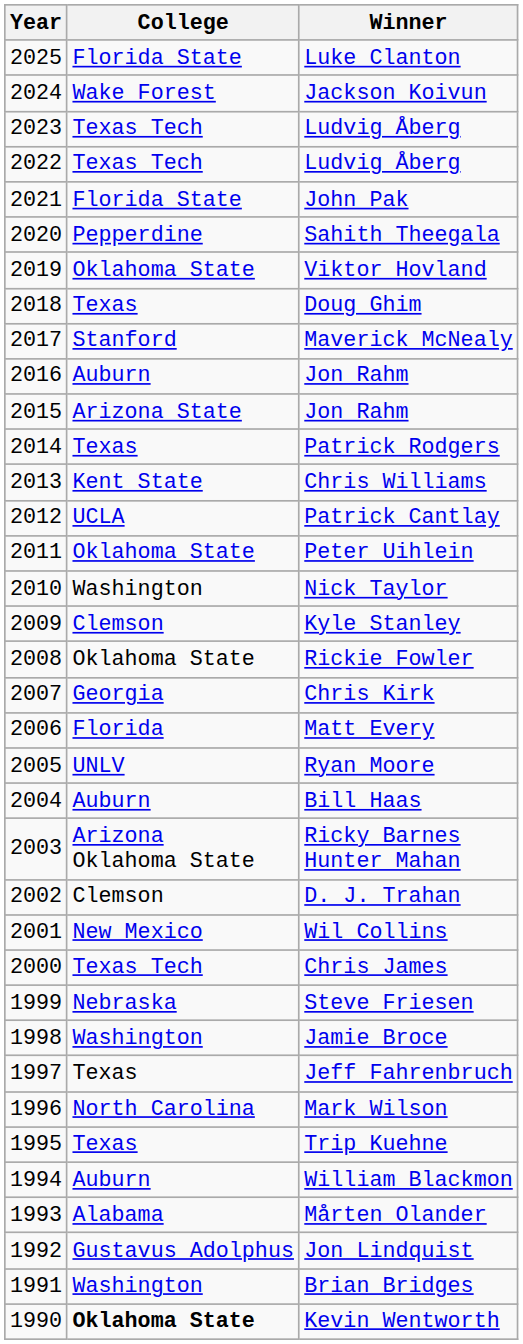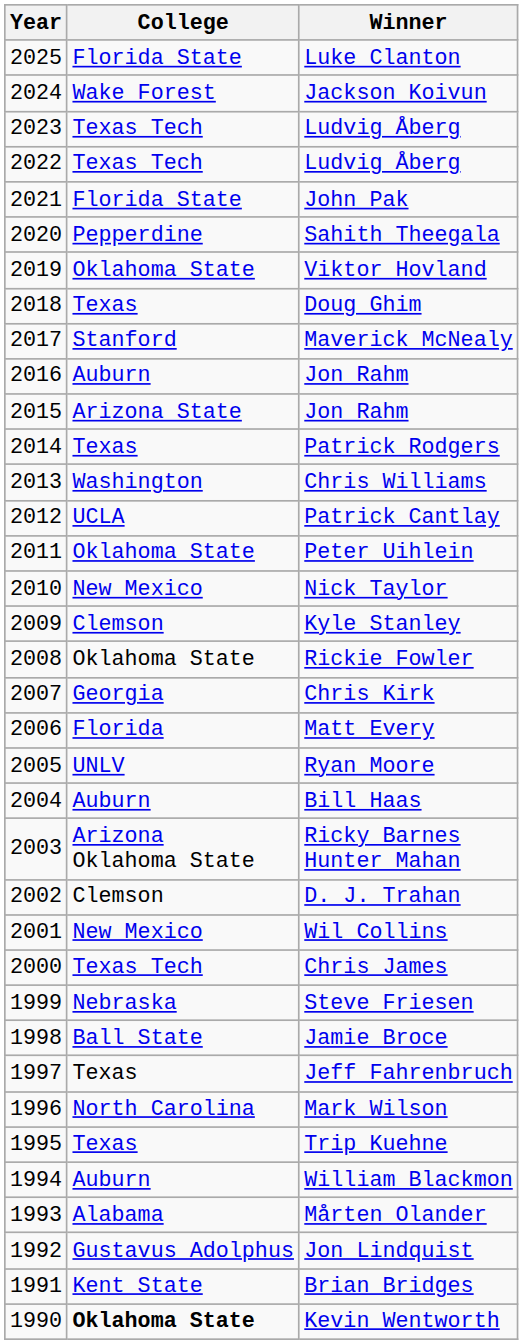(138, 483) Kent State -> (138, 483) Washington
(138, 589) Washington -> (138, 589) New Mexico
(138, 1038) Washington -> (138, 1038) Ball State
(138, 1286) Washington -> (138, 1286) Kent State
